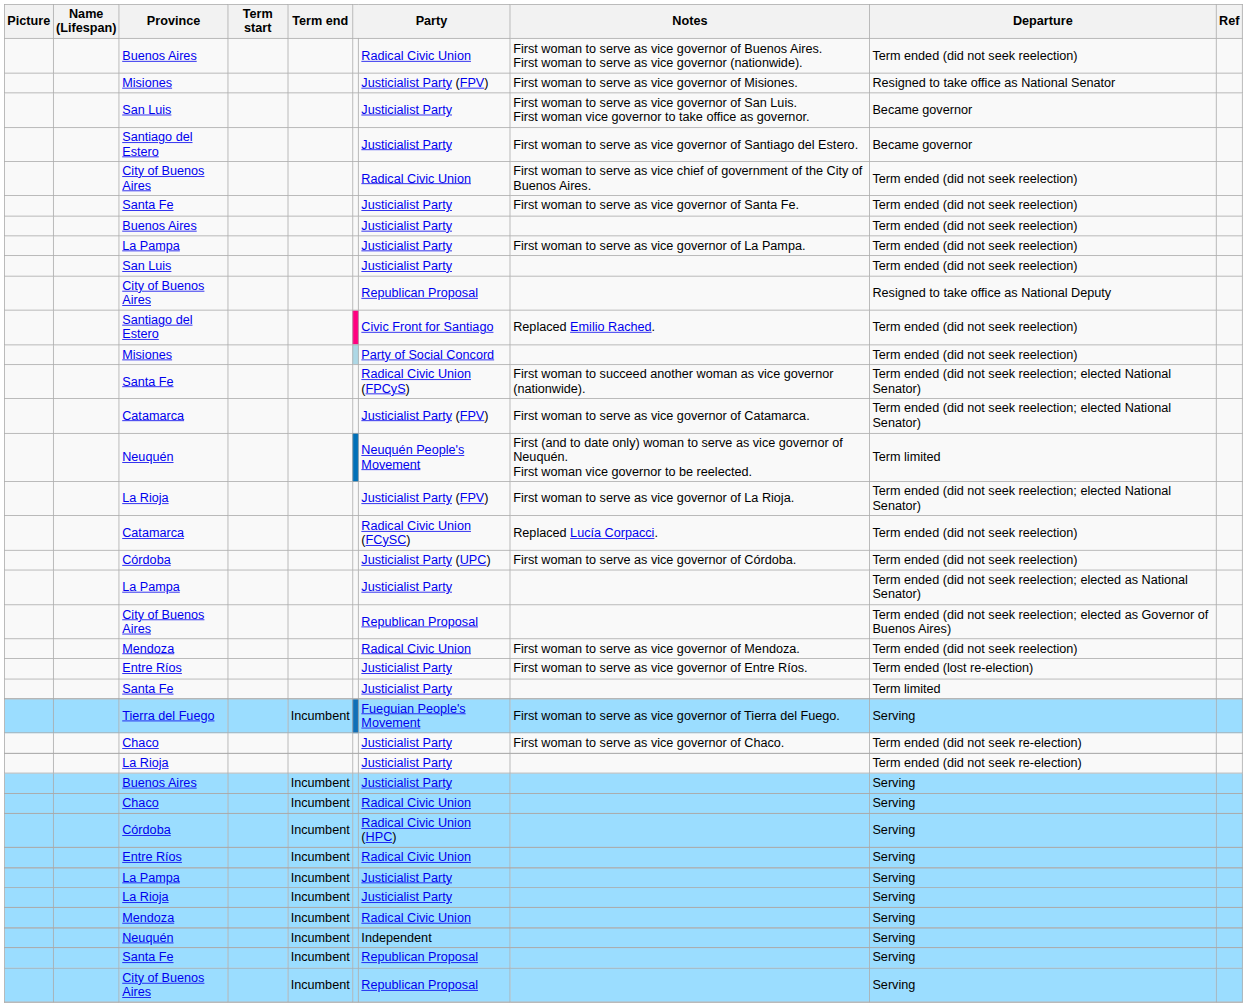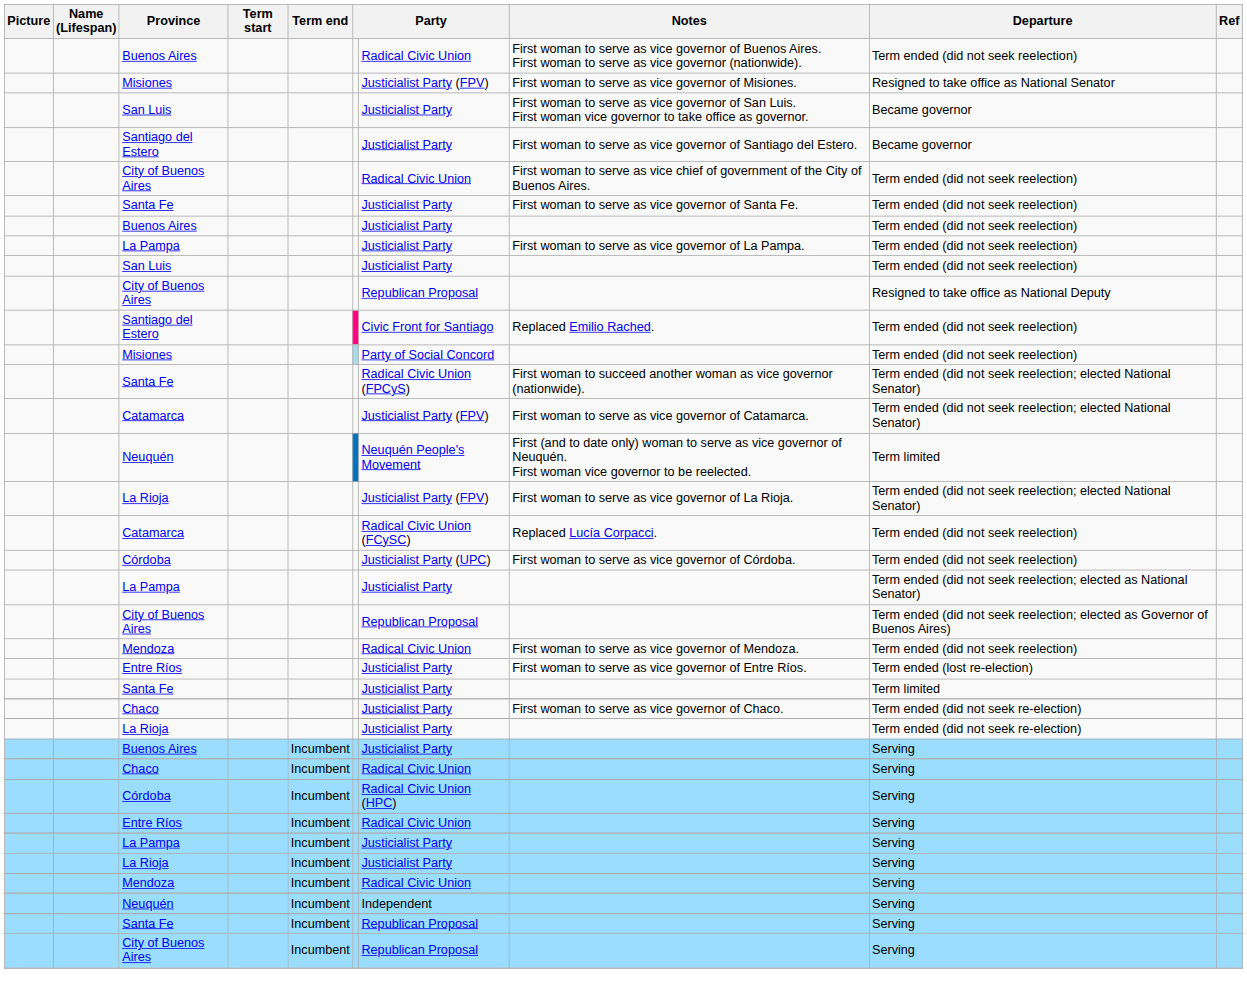- row: (29, 716)
